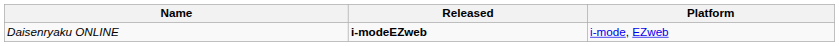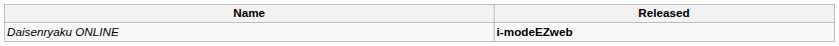- column: (711, 13)
